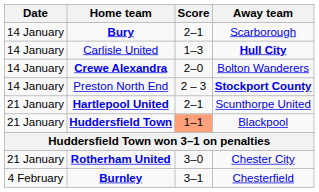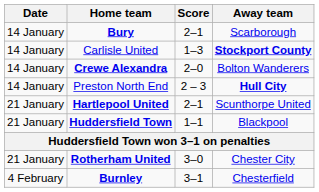(263, 50) Hull City -> (263, 50) Stockport County
(263, 86) Stockport County -> (263, 86) Hull City
(193, 123) lightsalmon background -> (193, 123) no background
